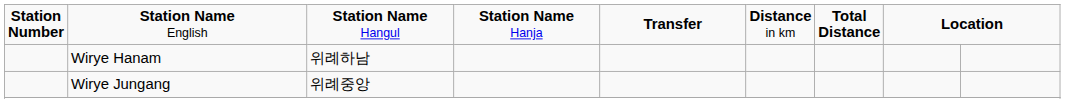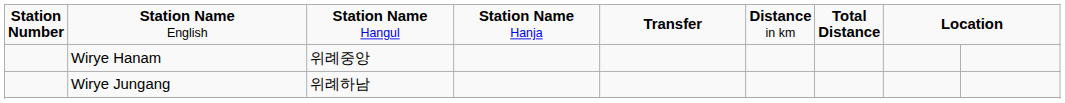(340, 57) 위례하남 -> (340, 57) 위례중앙
(340, 83) 위례중앙 -> (340, 83) 위례하남
